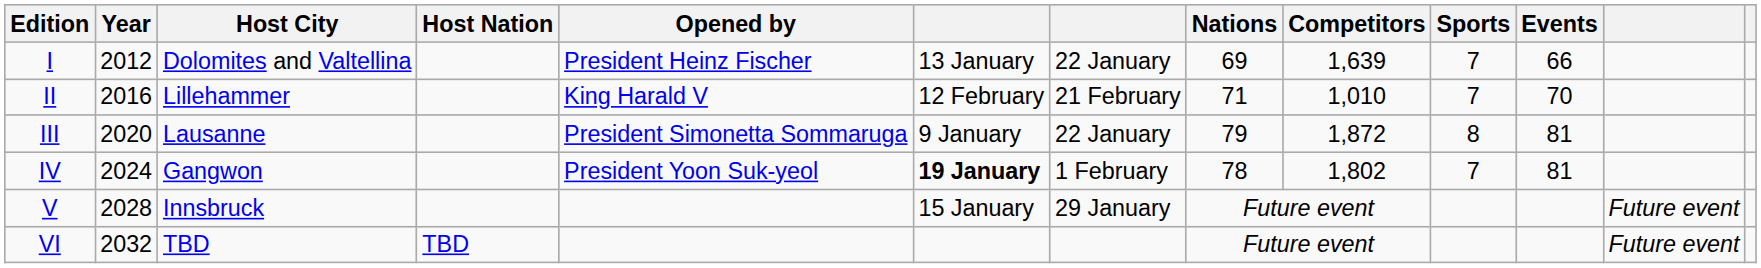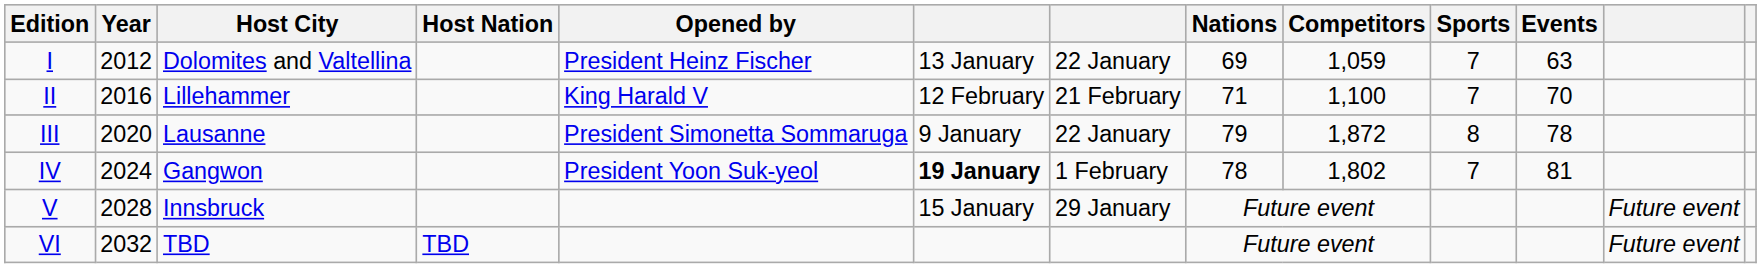(1357, 60) 1,639 -> (1357, 60) 1,059
(1559, 60) 66 -> (1559, 60) 63
(1357, 97) 1,010 -> (1357, 97) 1,100
(1559, 134) 81 -> (1559, 134) 78
